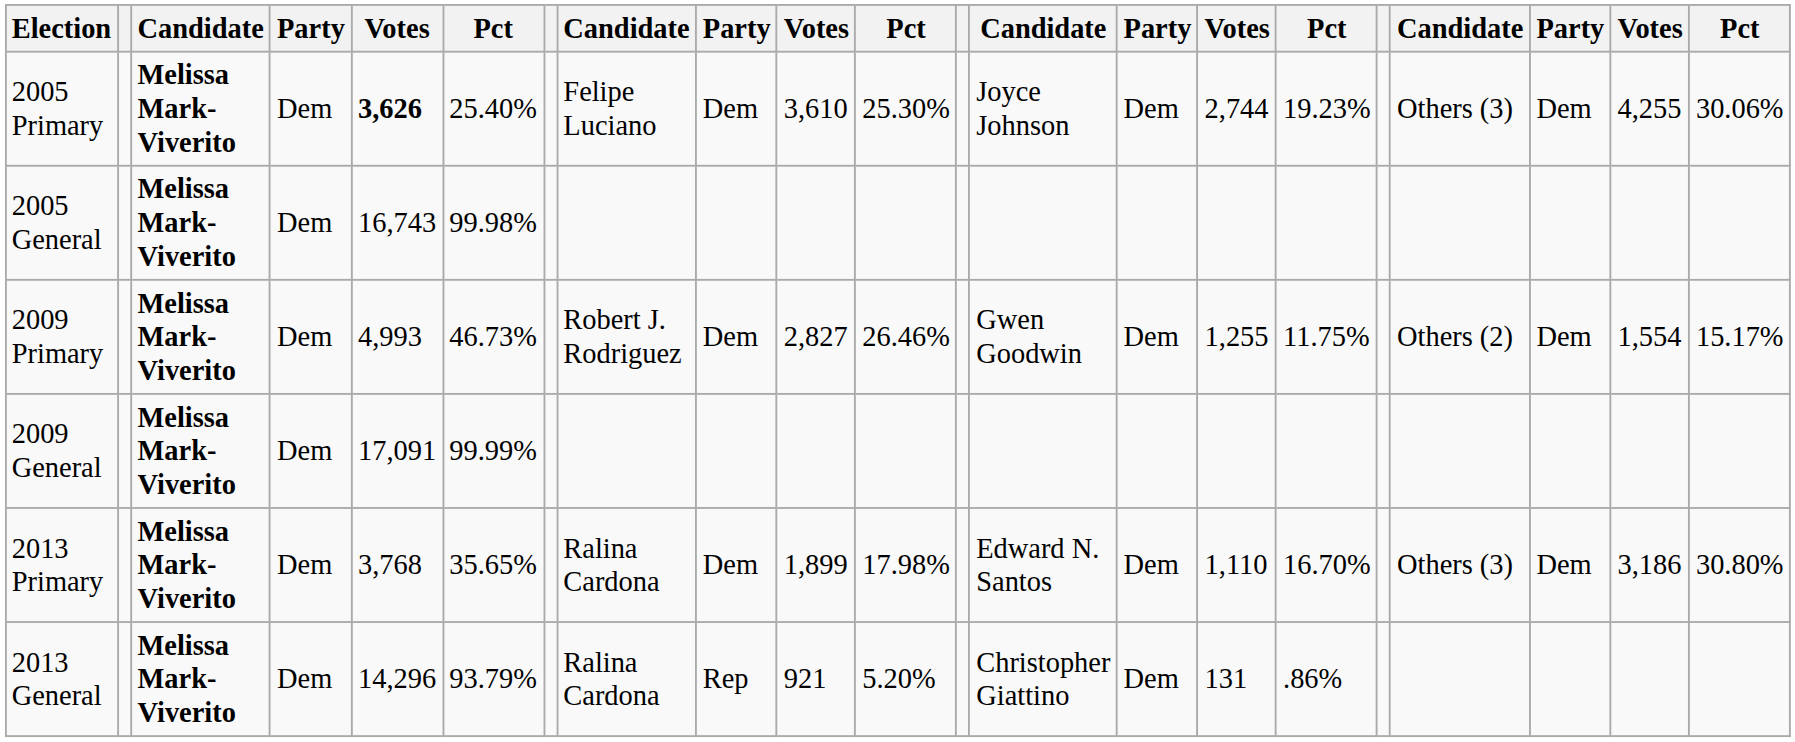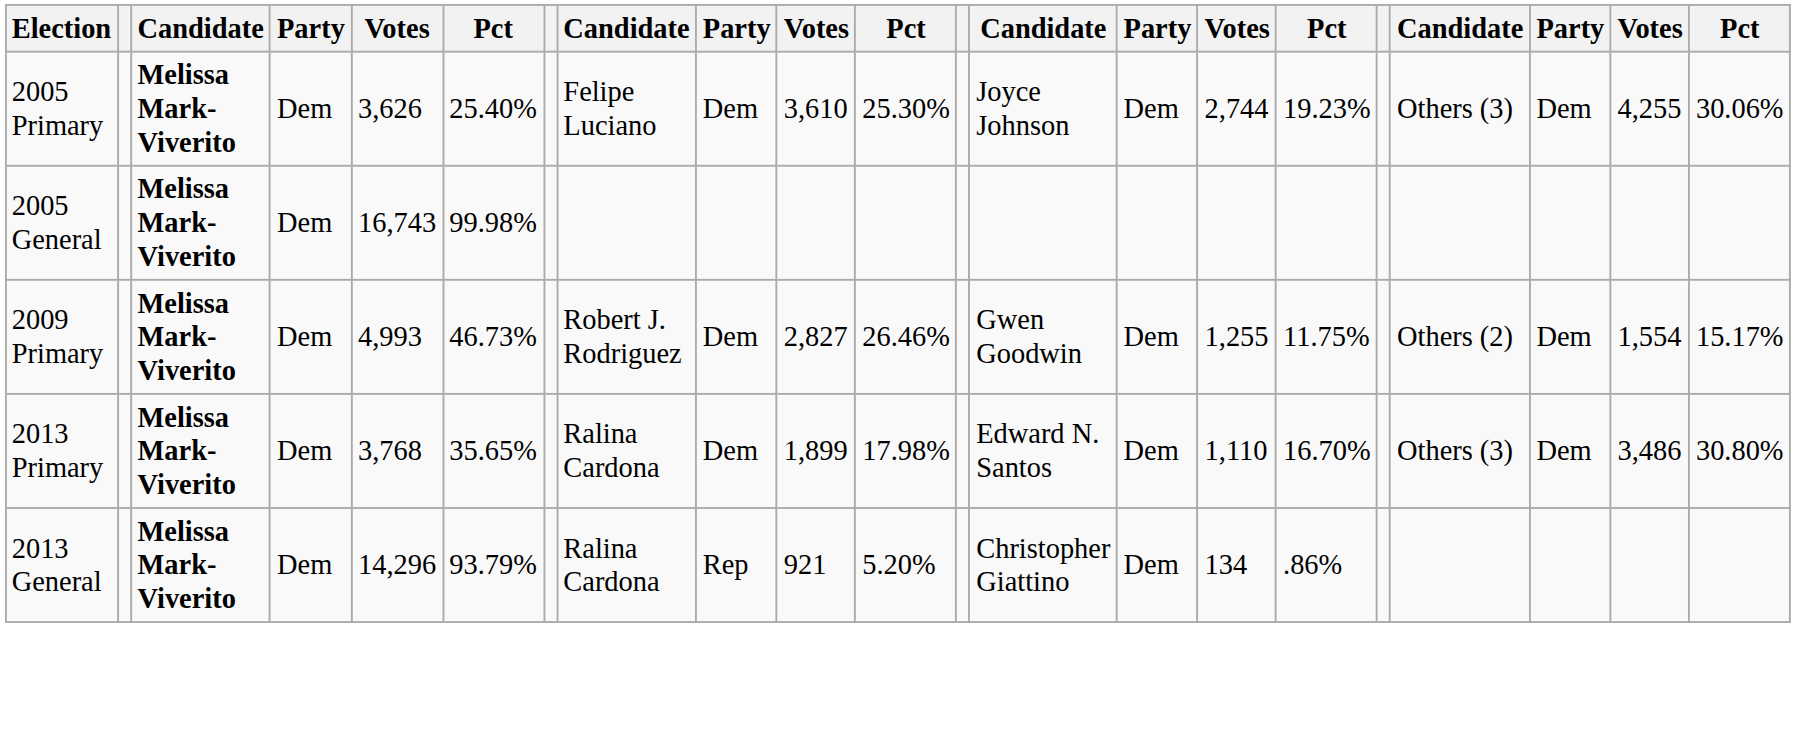(390, 108) bold -> (390, 108) normal
- row: (57, 451)
(1649, 565) 3,186 -> (1649, 451) 3,486
(1226, 679) 131 -> (1226, 565) 134
